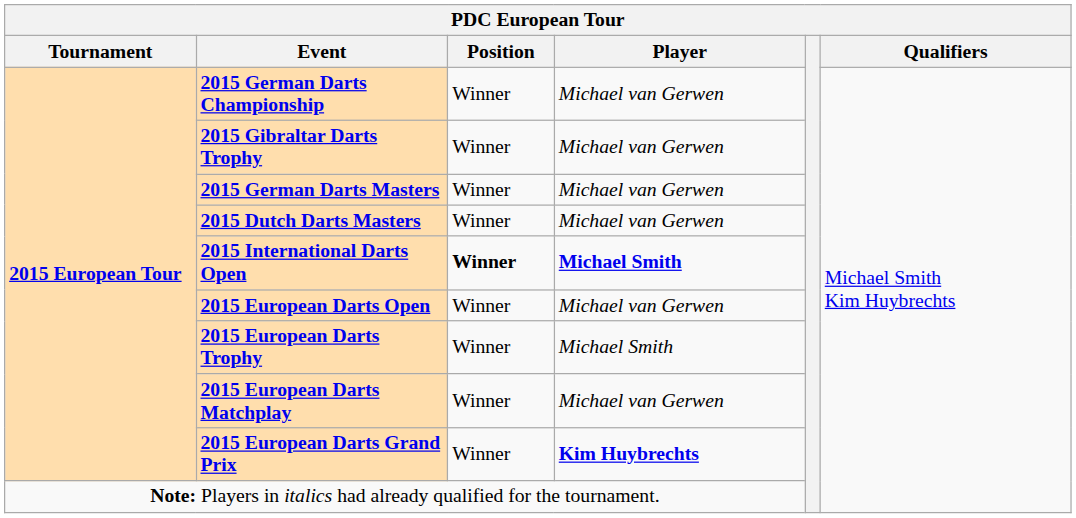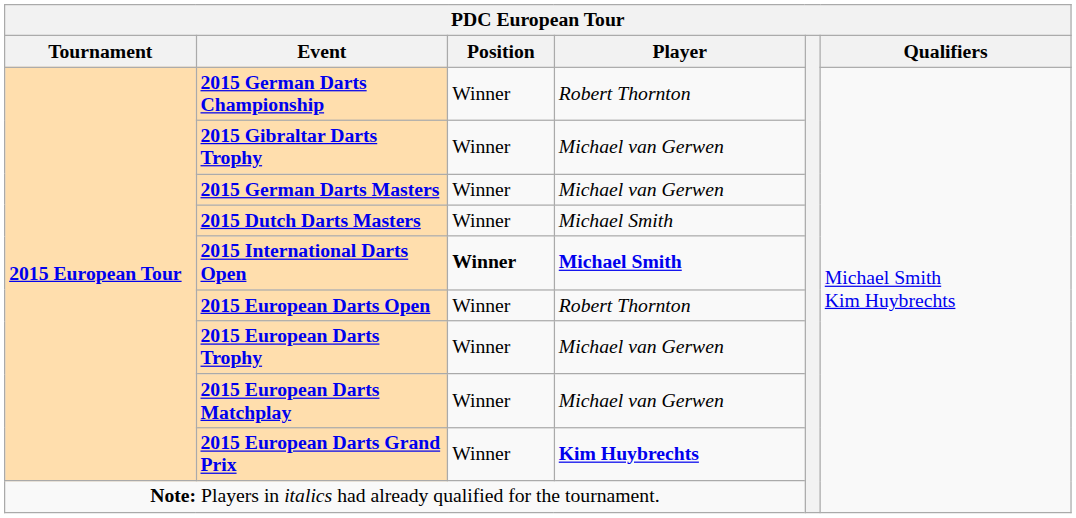(641, 93) Michael van Gerwen -> (625, 93) Robert Thornton
(641, 220) Michael van Gerwen -> (616, 220) Michael Smith
(641, 305) Michael van Gerwen -> (625, 305) Robert Thornton
(616, 347) Michael Smith -> (641, 347) Michael van Gerwen
